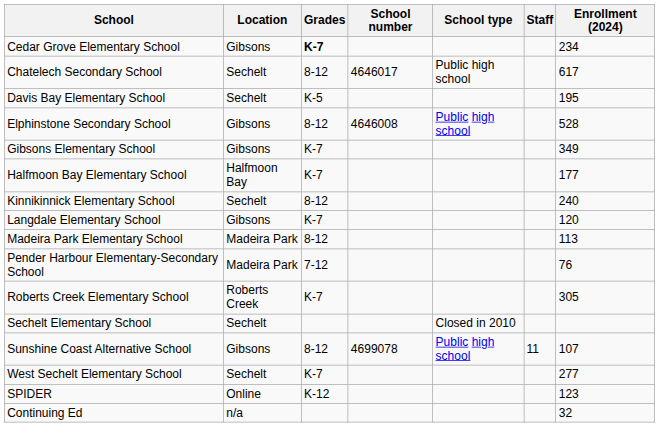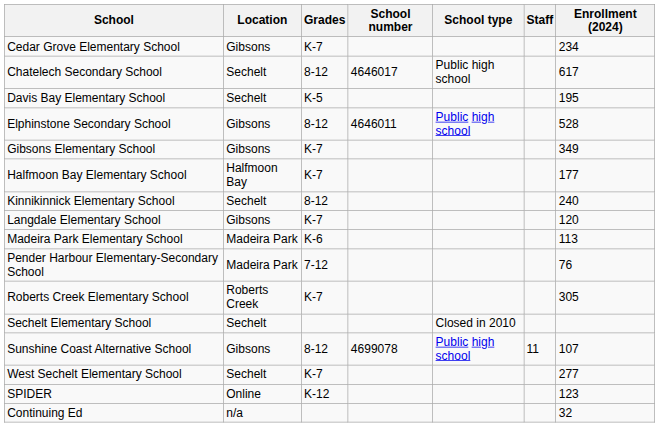(314, 46) bold -> (313, 46) normal
(374, 123) 4646008 -> (374, 123) 4646011
(316, 239) 8-12 -> (313, 239) K-6
